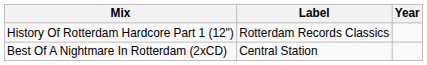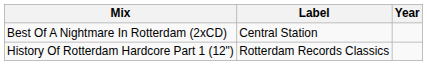rows swapped: (117, 51) <-> (120, 32)
